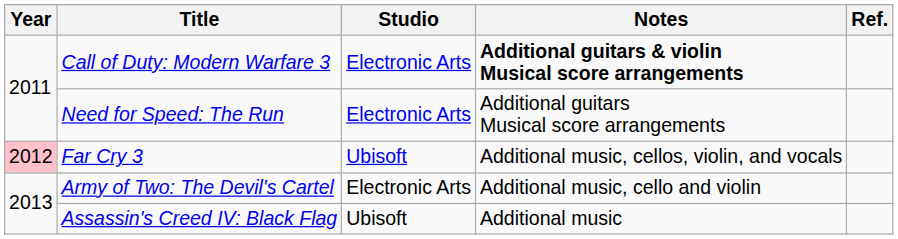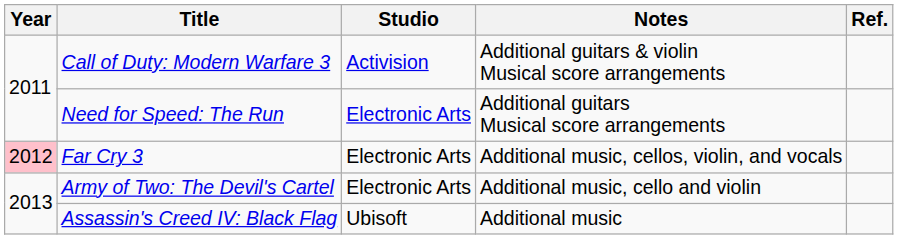(409, 61) Electronic Arts -> (387, 61) Activision
(612, 61) bold -> (603, 61) normal
(377, 156) Ubisoft -> (409, 156) Electronic Arts
